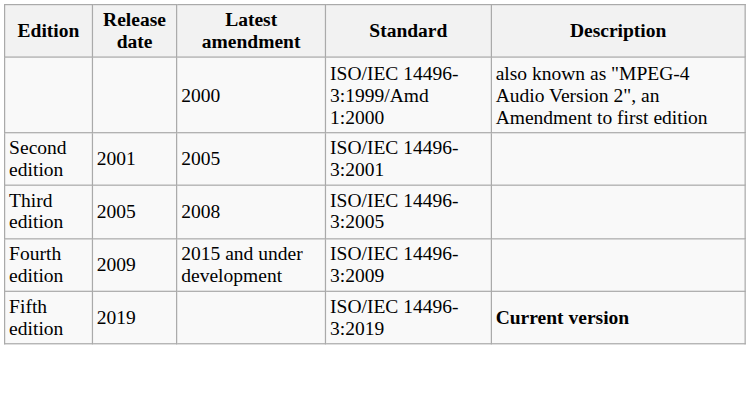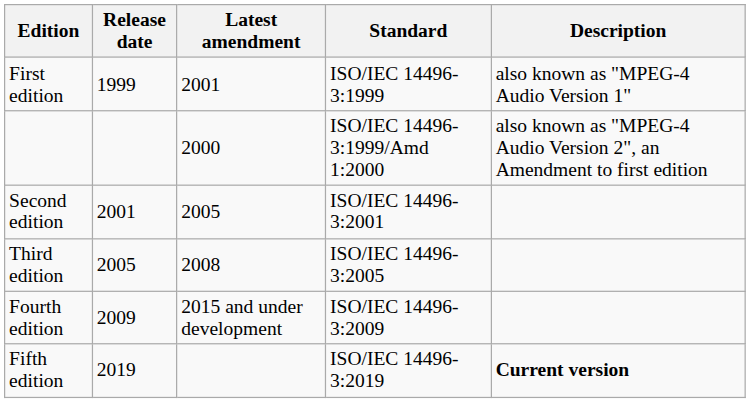+ row: (36, 83)
